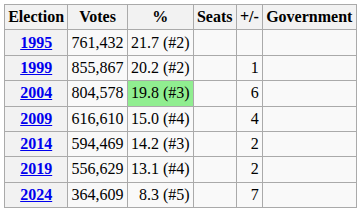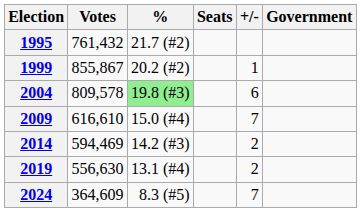(98, 93) 804,578 -> (98, 93) 809,578
(255, 118) 4 -> (255, 118) 7
(98, 169) 556,629 -> (98, 169) 556,630
